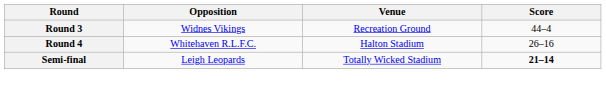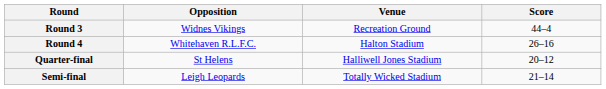+ row: (64, 60)
(541, 60) bold -> (541, 76) normal
